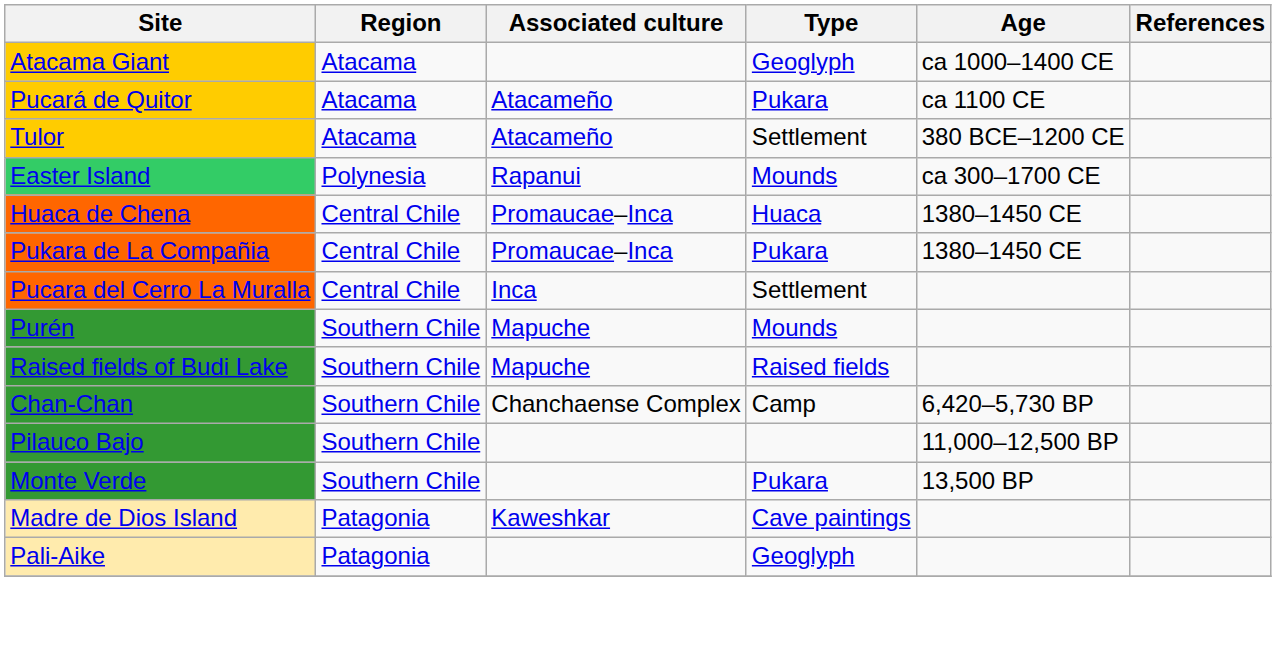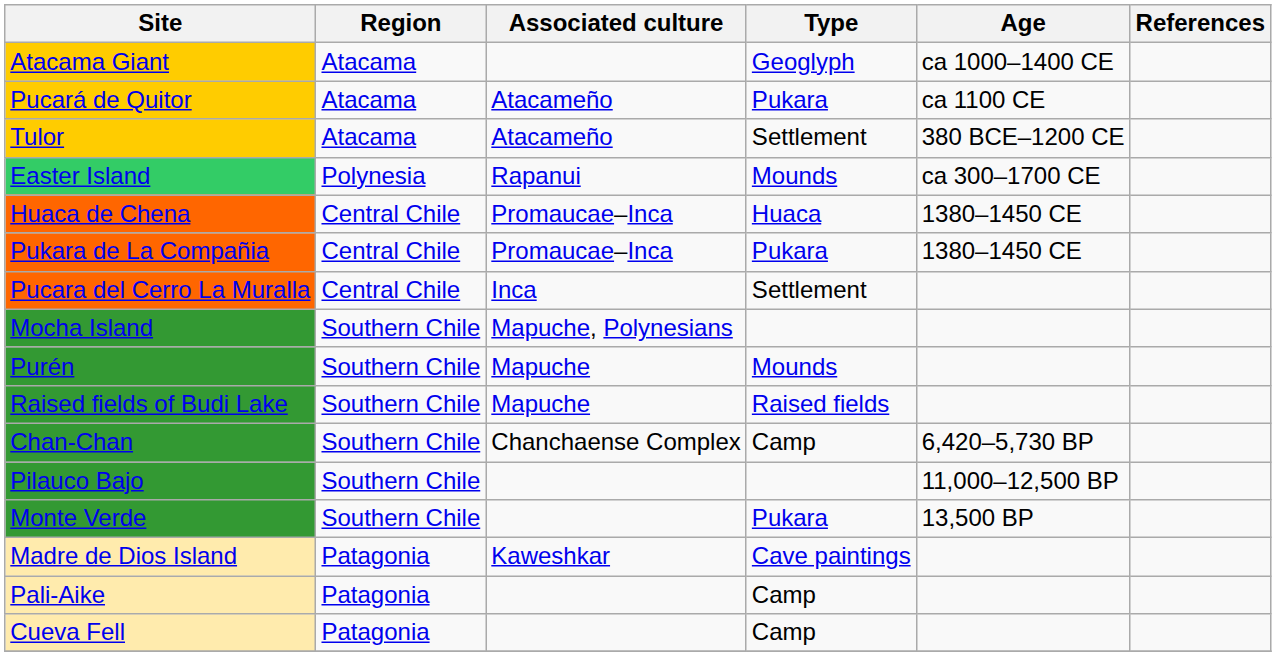+ row: (82, 328)
(803, 556) Geoglyph -> (784, 594) Camp
+ row: (68, 632)
